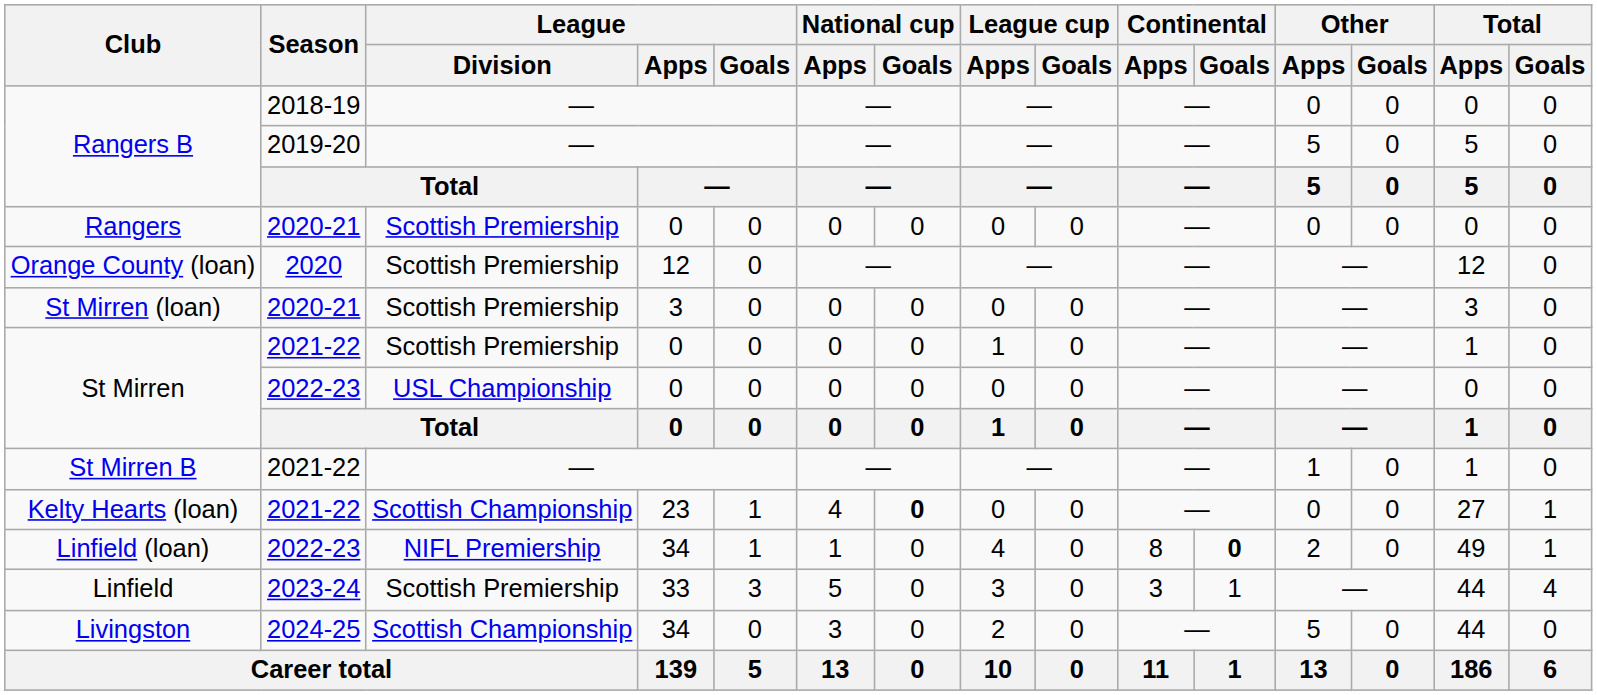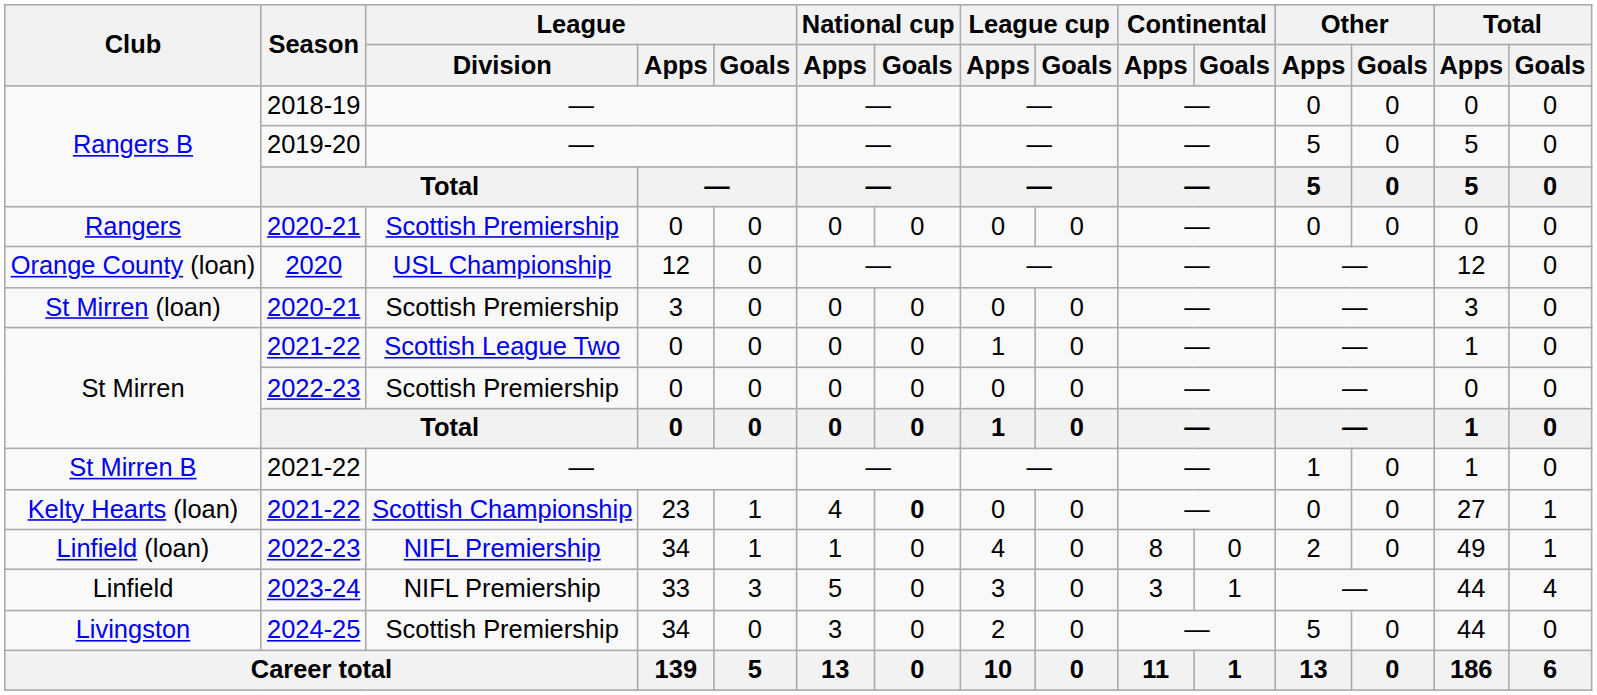(502, 266) Scottish Premiership -> (502, 266) USL Championship
(502, 347) Scottish Premiership -> (502, 347) Scottish League Two
(502, 387) USL Championship -> (502, 387) Scottish Premiership
(1235, 549) bold -> (1235, 549) normal
(502, 589) Scottish Premiership -> (502, 589) NIFL Premiership
(502, 629) Scottish Championship -> (502, 629) Scottish Premiership
